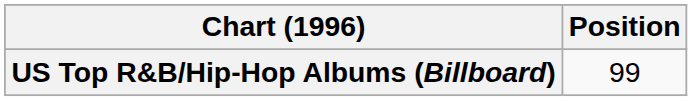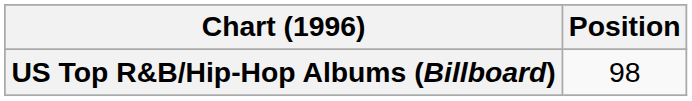(625, 71) 99 -> (625, 71) 98
